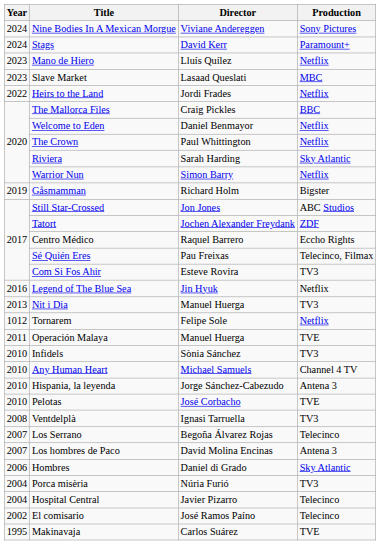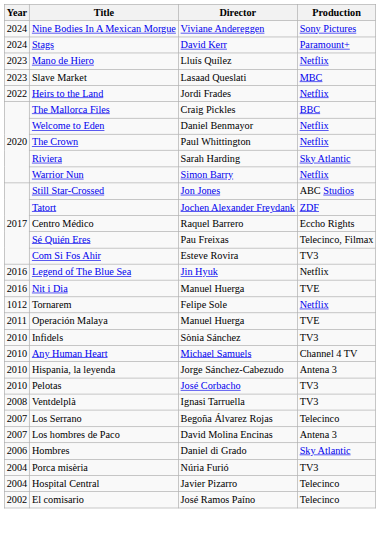- row: (59, 191)
(17, 304) 2013 -> (17, 288) 2016
(309, 304) TV3 -> (310, 288) TVE
(310, 402) TVE -> (309, 386) TV3
- row: (56, 532)
